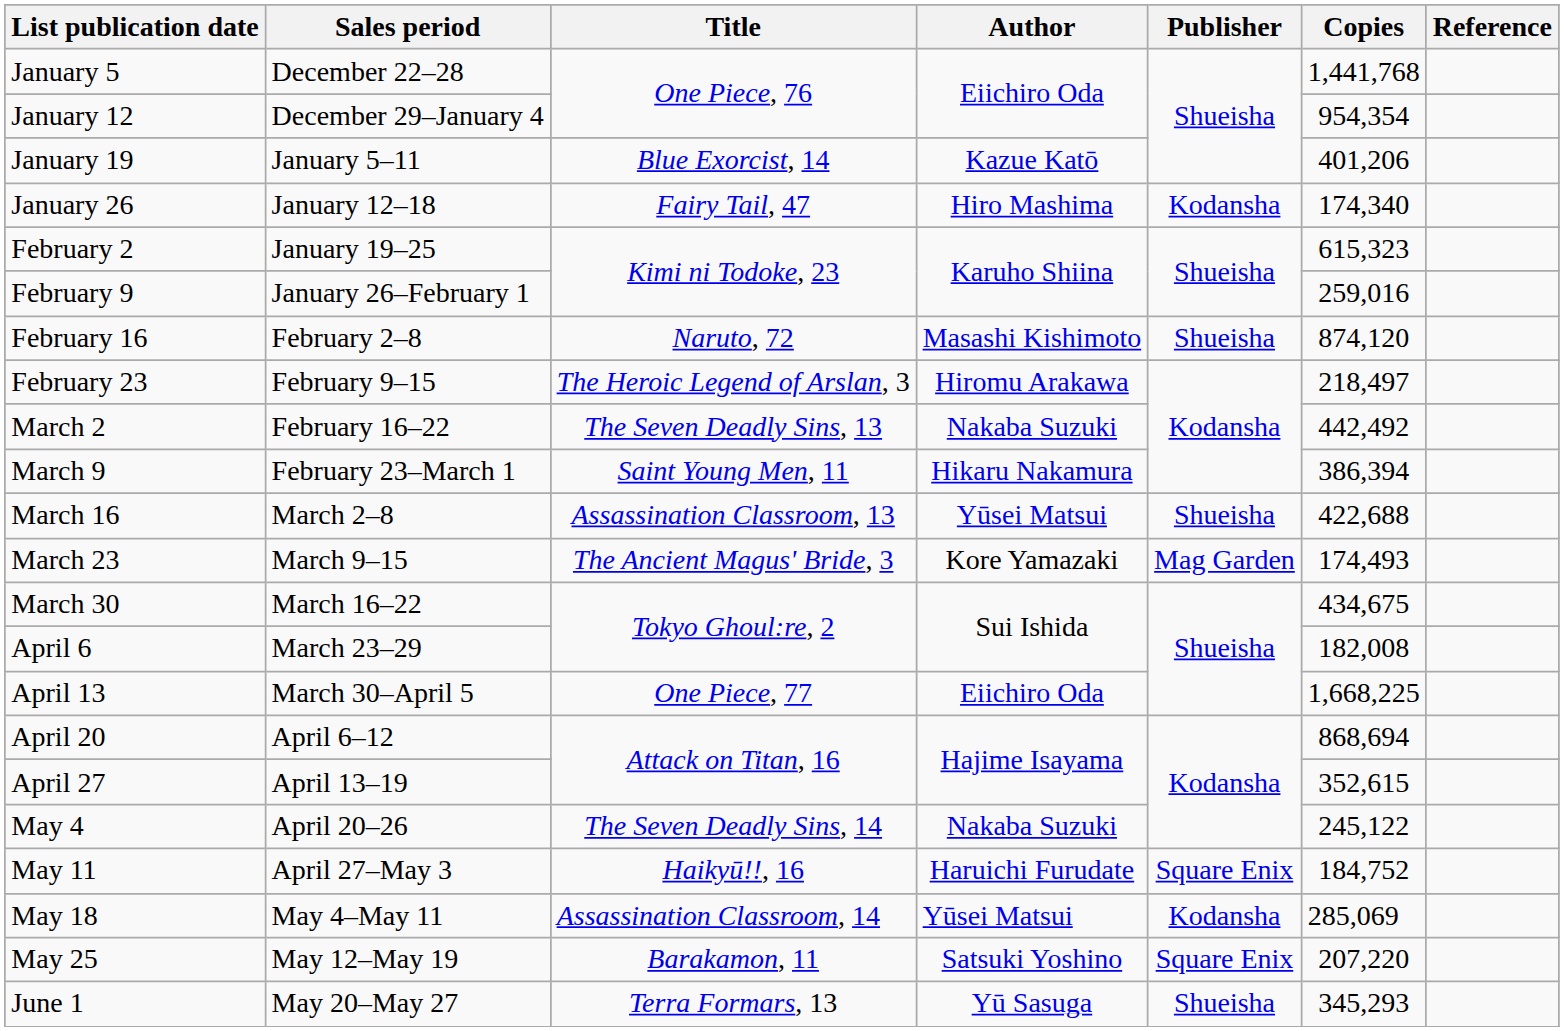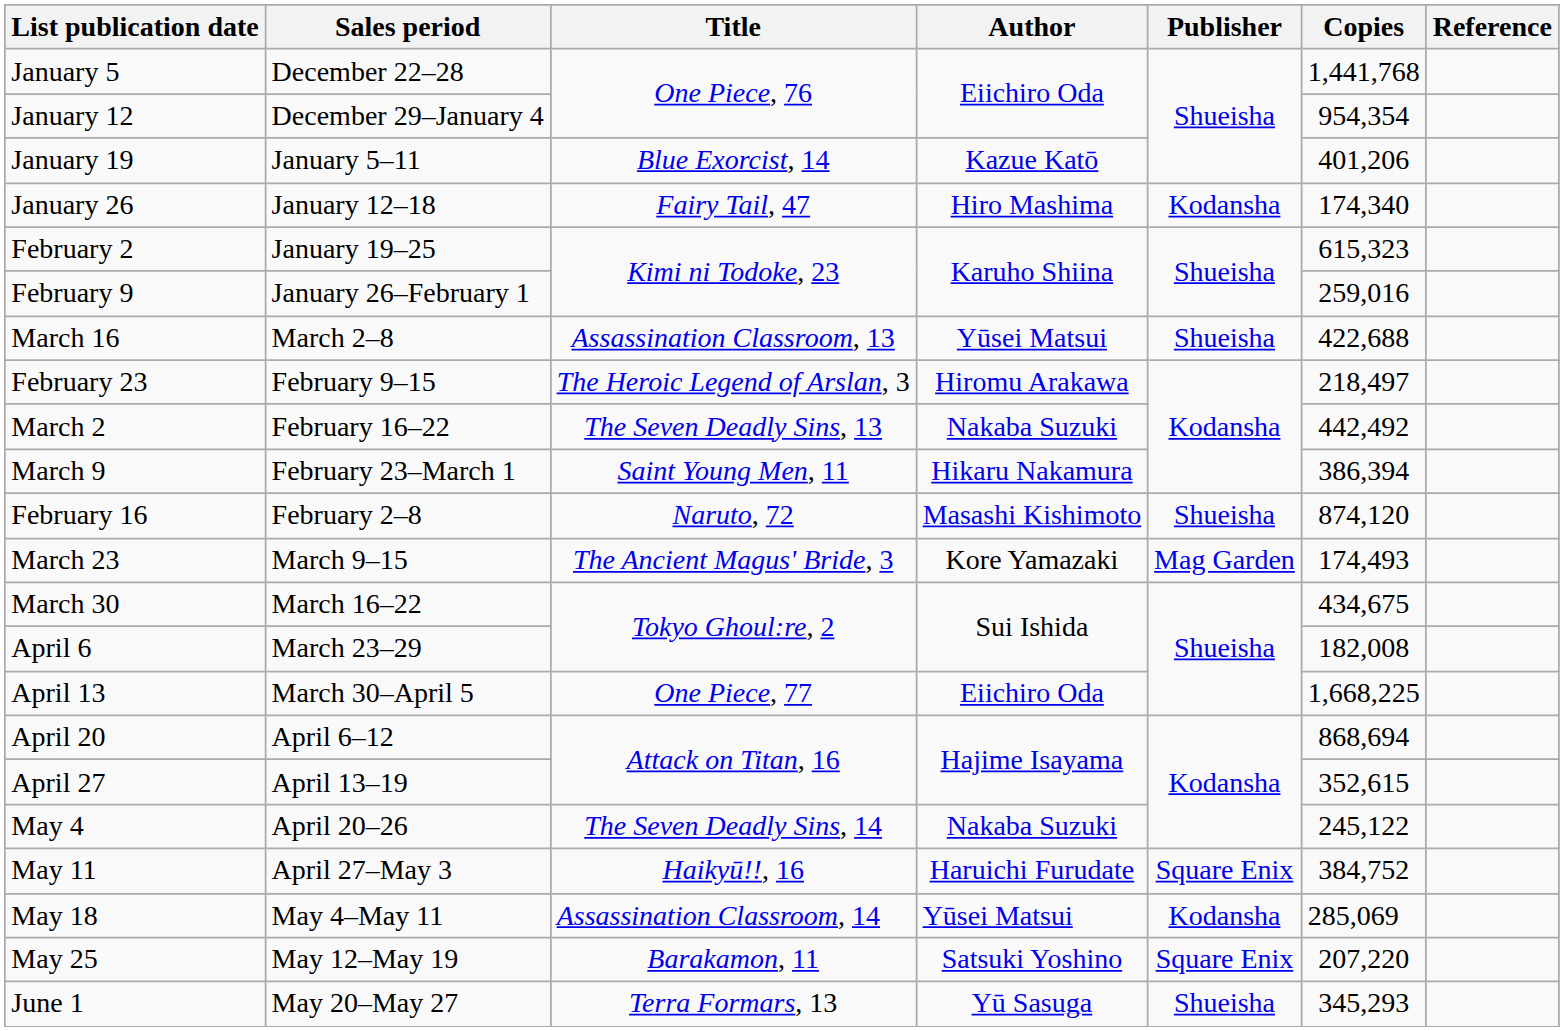rows swapped: (79, 337) <-> (65, 515)
(1364, 870) 184,752 -> (1364, 870) 384,752
